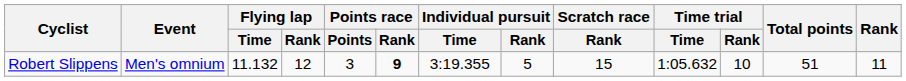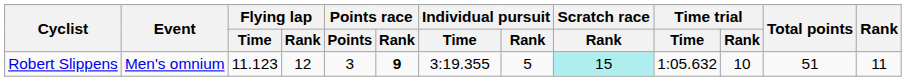(255, 64) 11.132 -> (255, 64) 11.123
(604, 64) no background -> (604, 64) paleturquoise background
